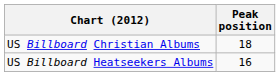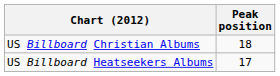(245, 62) 16 -> (245, 62) 17
